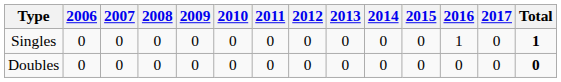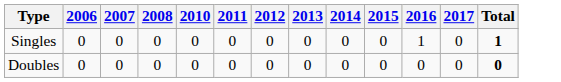- column: (195, 16)
